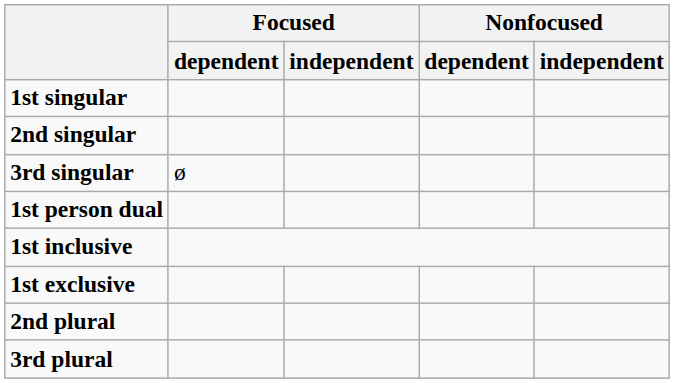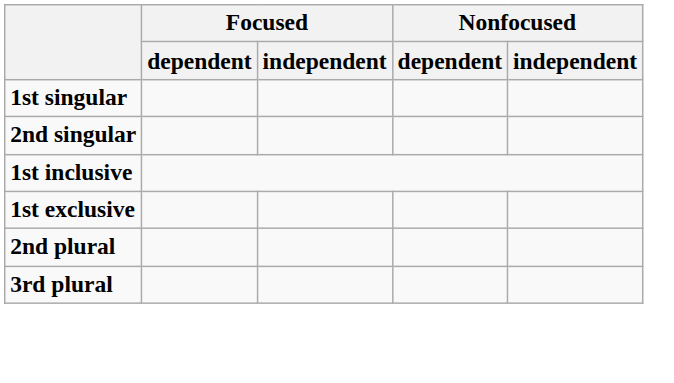- row: (72, 172)
- row: (87, 209)
